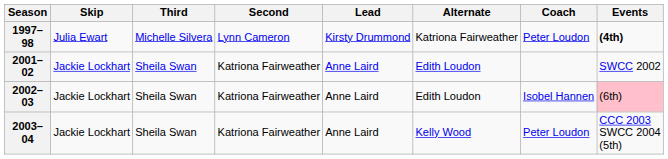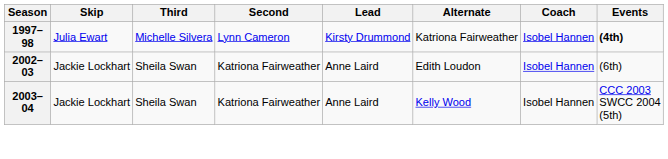(556, 36) Peter Loudon -> (559, 36) Isobel Hannen
- row: (28, 66)
(611, 96) pink background -> (611, 66) no background
(556, 132) Peter Loudon -> (559, 103) Isobel Hannen
